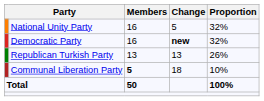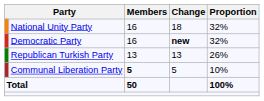(174, 27) 5 -> (177, 27) 18
(177, 70) 18 -> (174, 70) 5
